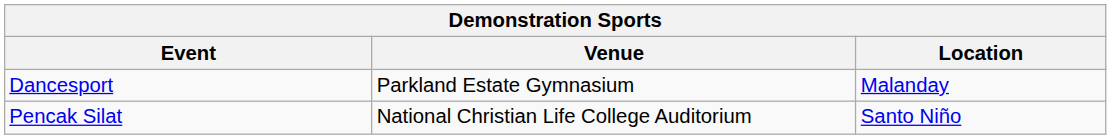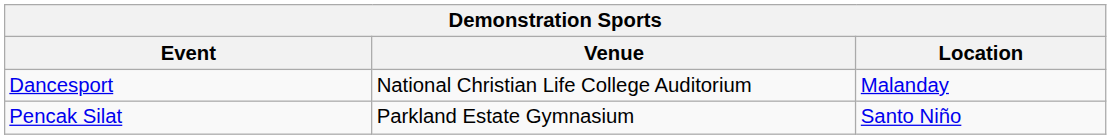(505, 85) Parkland Estate Gymnasium -> (564, 85) National Christian Life College Auditorium
(564, 117) National Christian Life College Auditorium -> (505, 117) Parkland Estate Gymnasium
